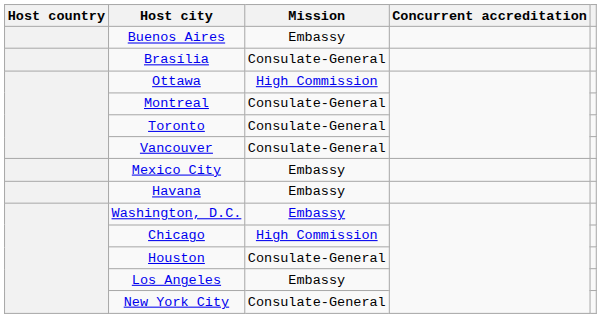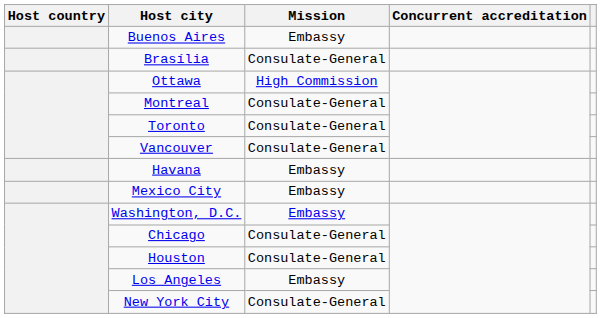rows swapped: (176, 192) <-> (176, 170)
(317, 236) High Commission -> (317, 236) Consulate-General
